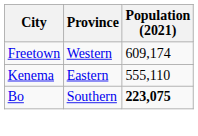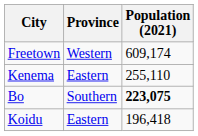(148, 75) 555,110 -> (148, 75) 255,110
+ row: (25, 119)
